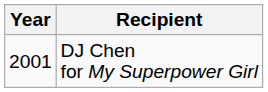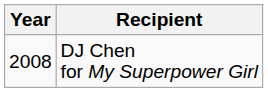(30, 60) 2001 -> (30, 60) 2008
